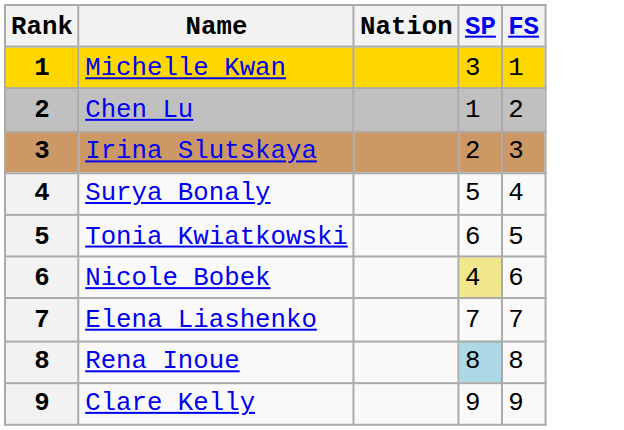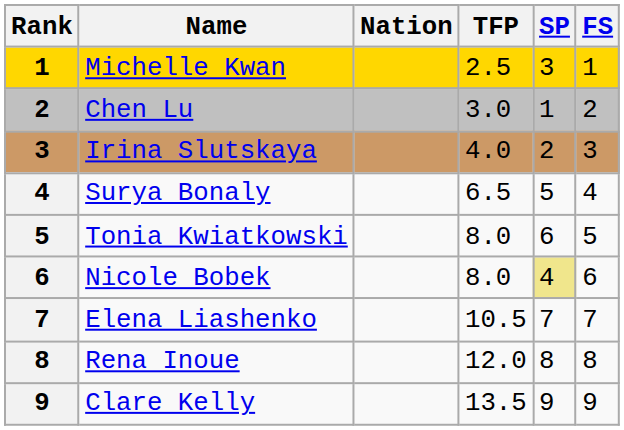+ column: (496, 26)
(473, 362) lightblue background -> (547, 362) no background
